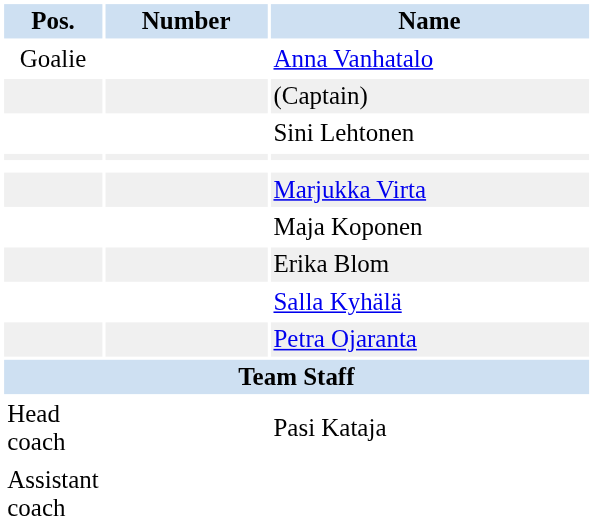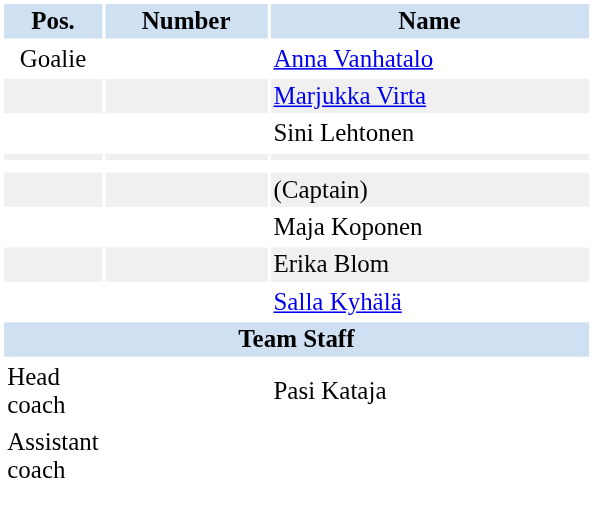rows swapped: (53, 96) <-> (53, 190)
- row: (53, 340)
